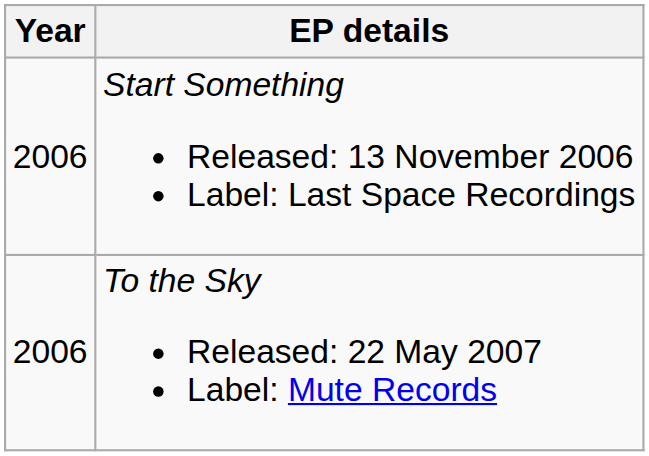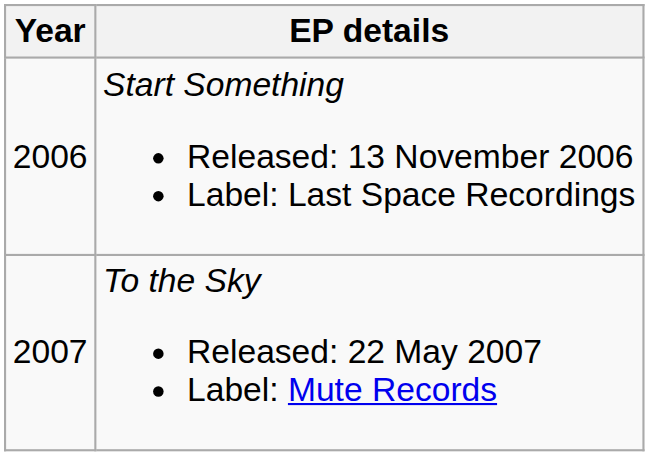(50, 351) 2006 -> (50, 351) 2007
